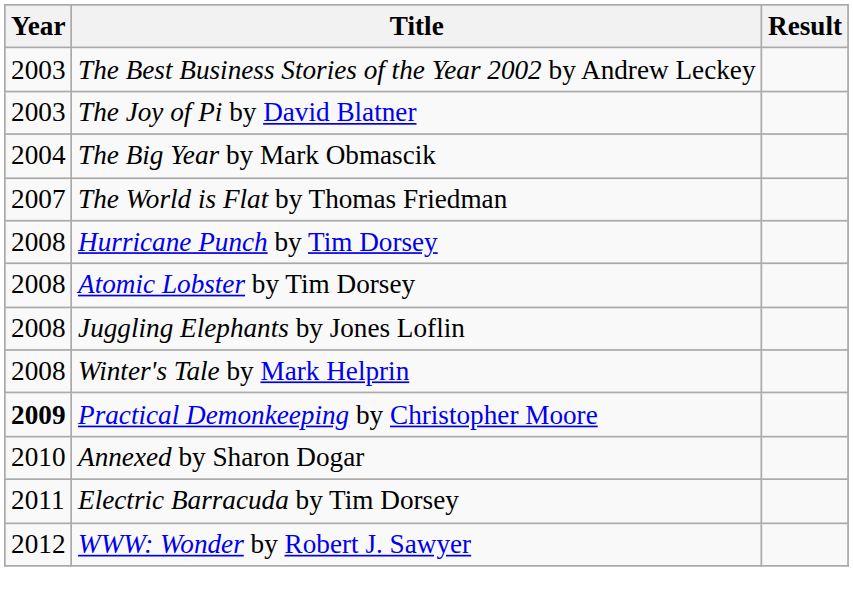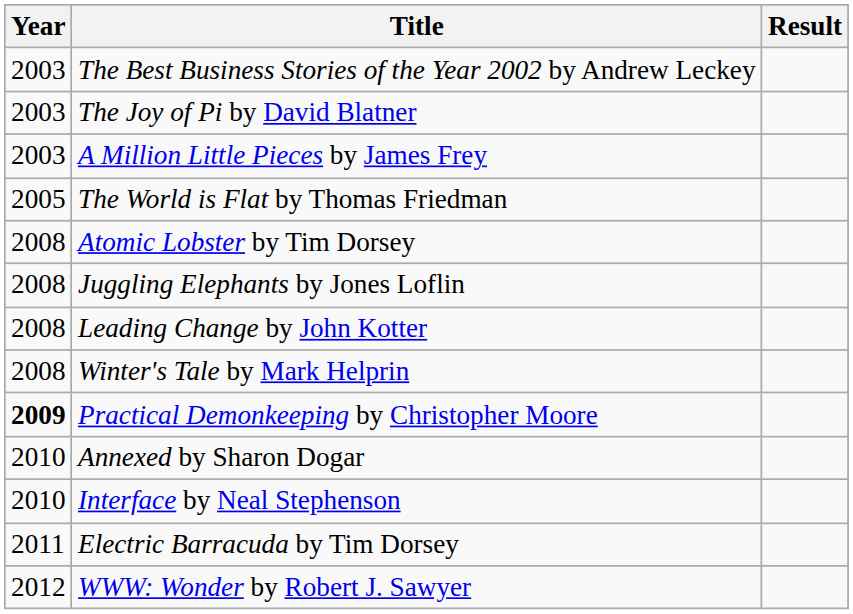+ row: (283, 155)
- row: (257, 155)
(38, 198) 2007 -> (38, 198) 2005
- row: (258, 241)
+ row: (253, 328)
+ row: (239, 500)
